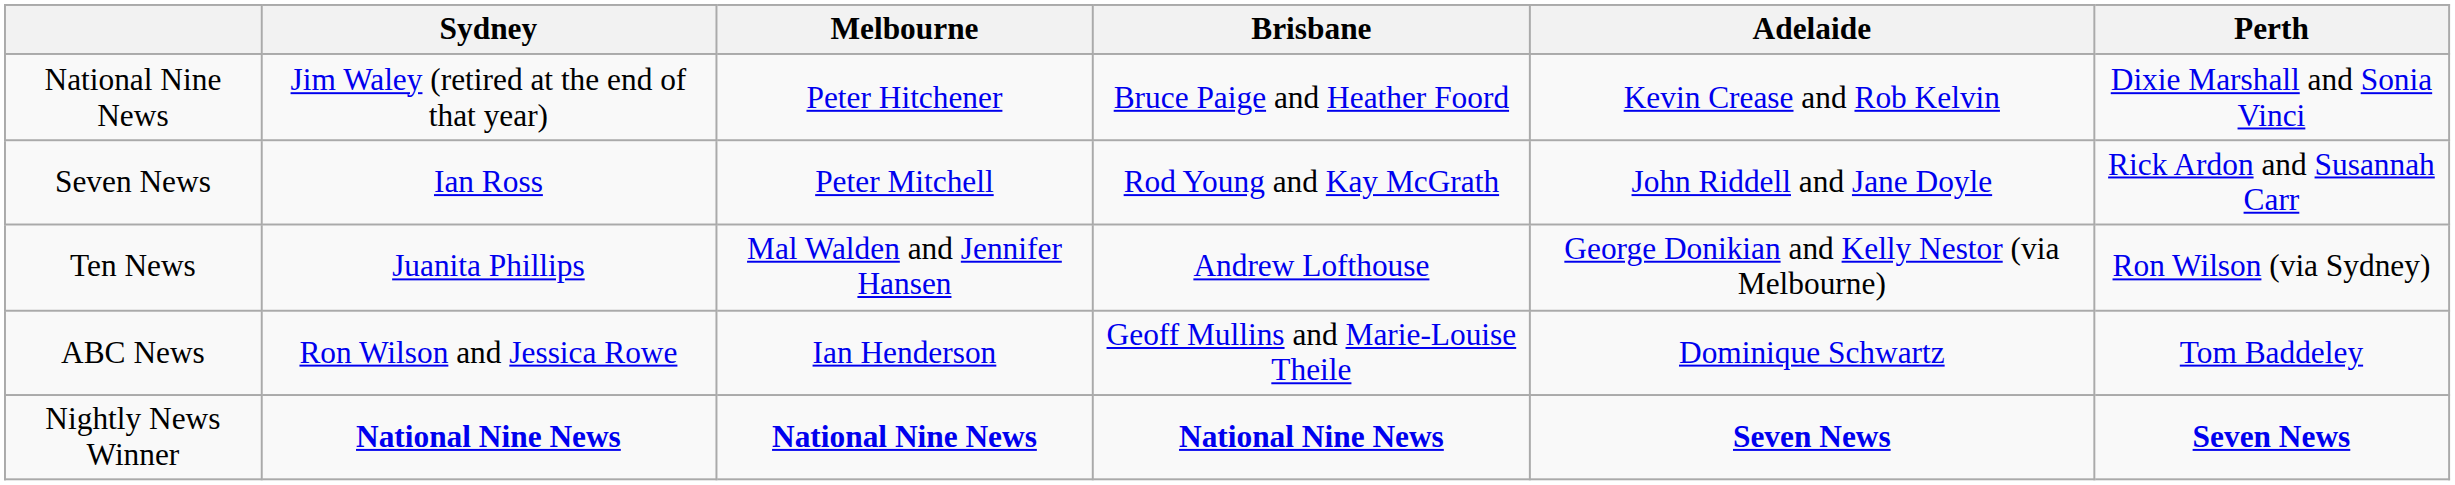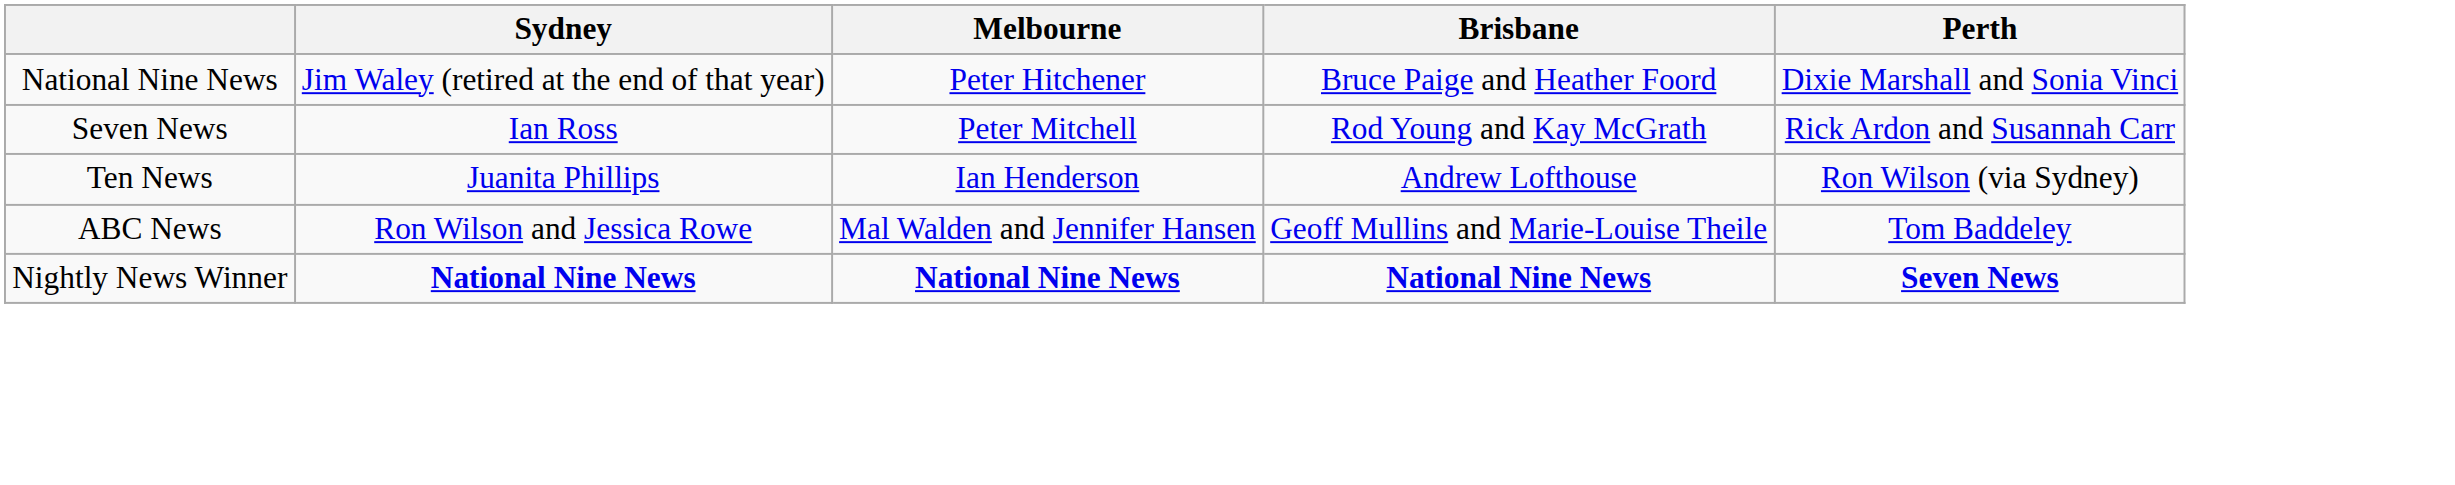- column: (1812, 29)
(904, 266) Mal Walden and Jennifer Hansen -> (1047, 178) Ian Henderson
(904, 351) Ian Henderson -> (1047, 228) Mal Walden and Jennifer Hansen
